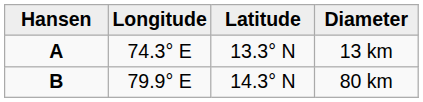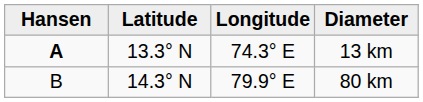columns swapped: (263, 19) <-> (160, 19)
(56, 81) bold -> (56, 81) normal
